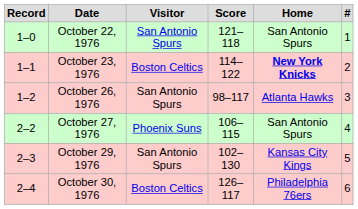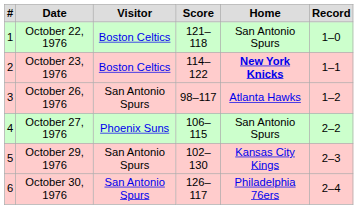columns swapped: (347, 13) <-> (26, 13)
(167, 37) San Antonio Spurs -> (135, 37) Boston Celtics
(167, 189) Boston Celtics -> (135, 189) San Antonio Spurs
